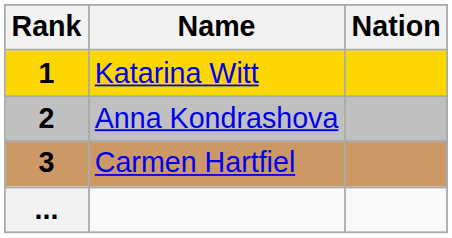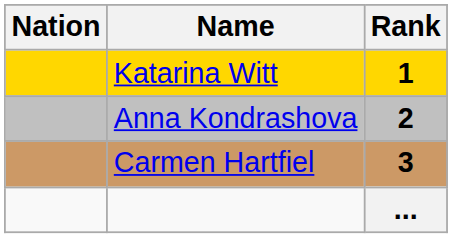columns swapped: (47, 27) <-> (396, 27)
